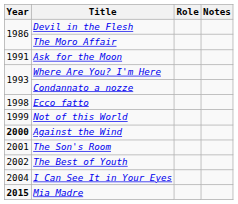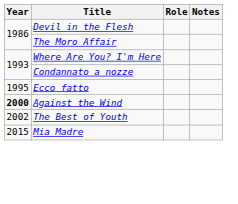- row: (78, 57)
(18, 102) 1998 -> (18, 87) 1995
- row: (80, 117)
- row: (72, 147)
- row: (103, 177)
(18, 192) bold -> (18, 132) normal
